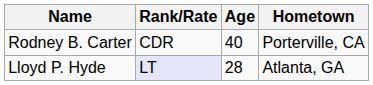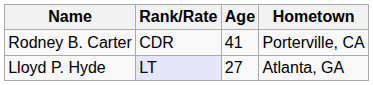(234, 42) 40 -> (234, 42) 41
(234, 67) 28 -> (234, 67) 27
